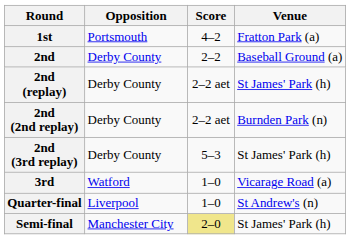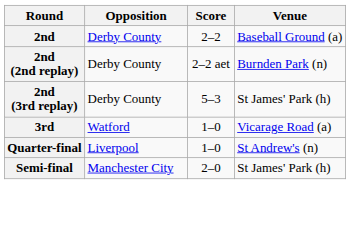- row: (44, 36)
- row: (44, 84)
(211, 223) khaki background -> (211, 168) no background
